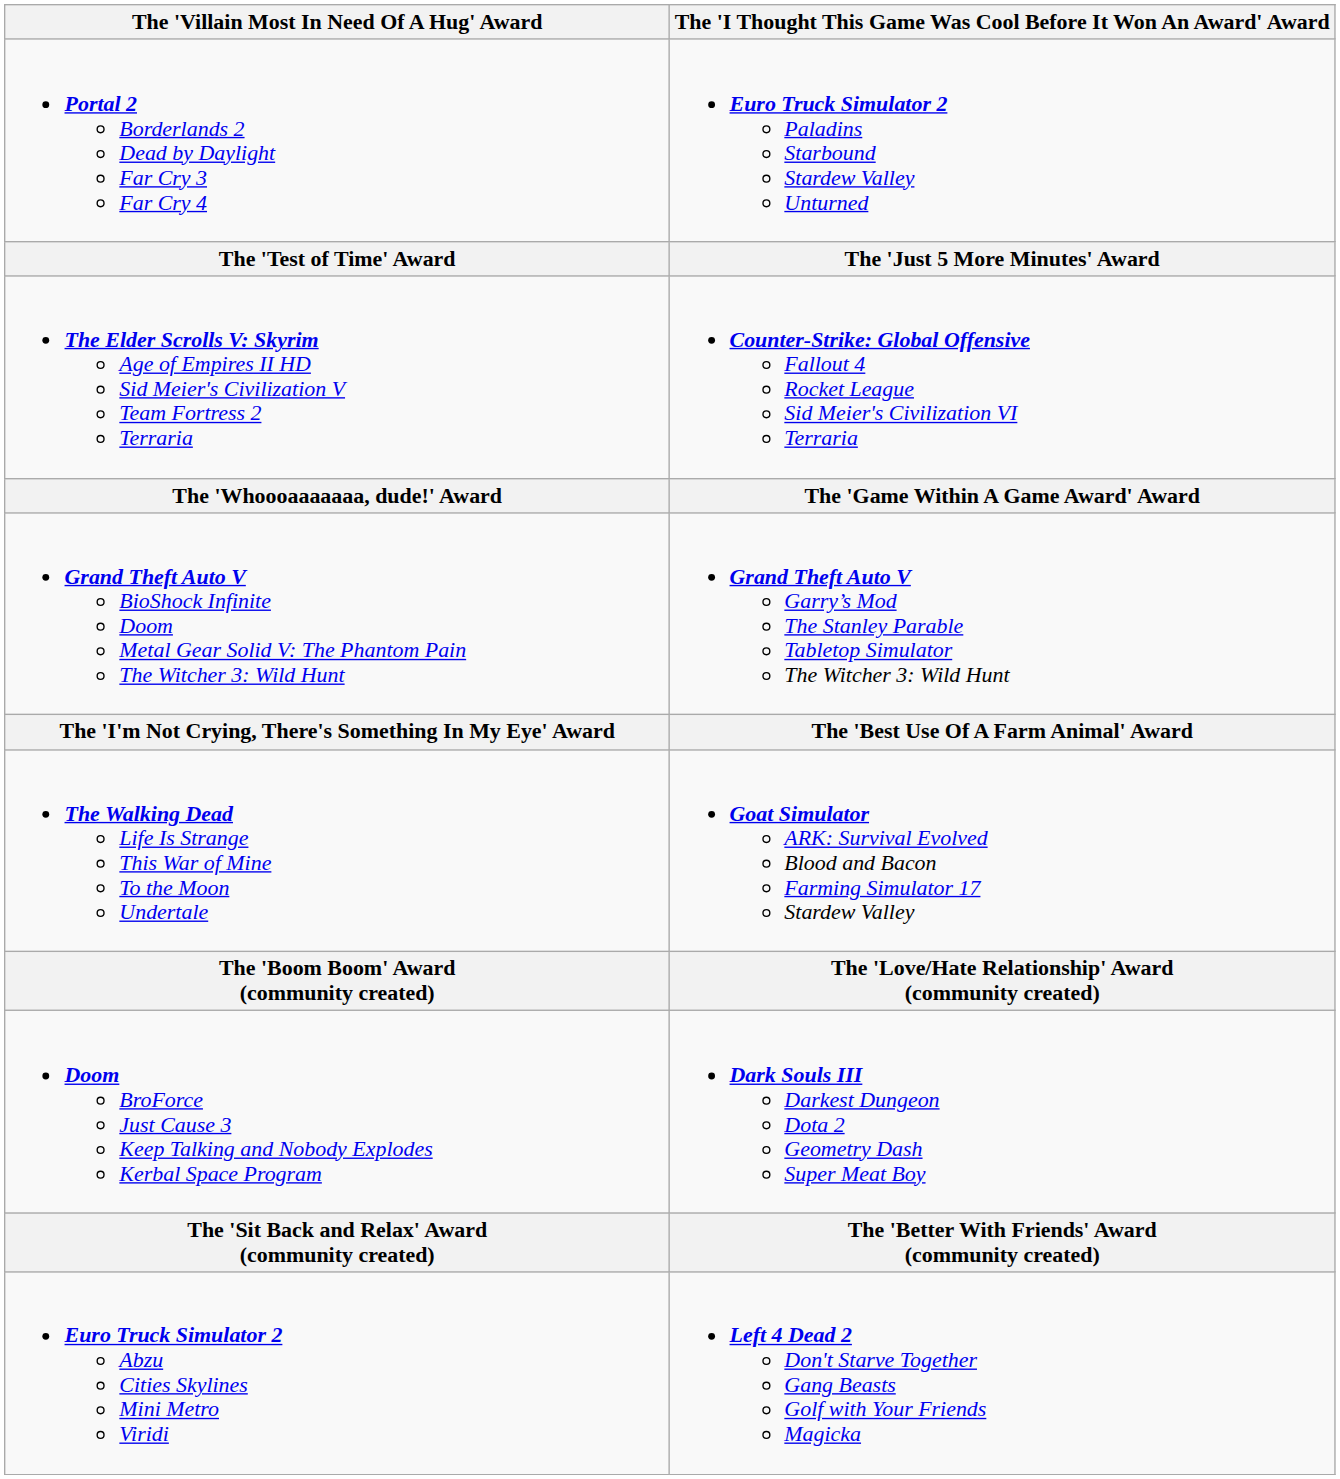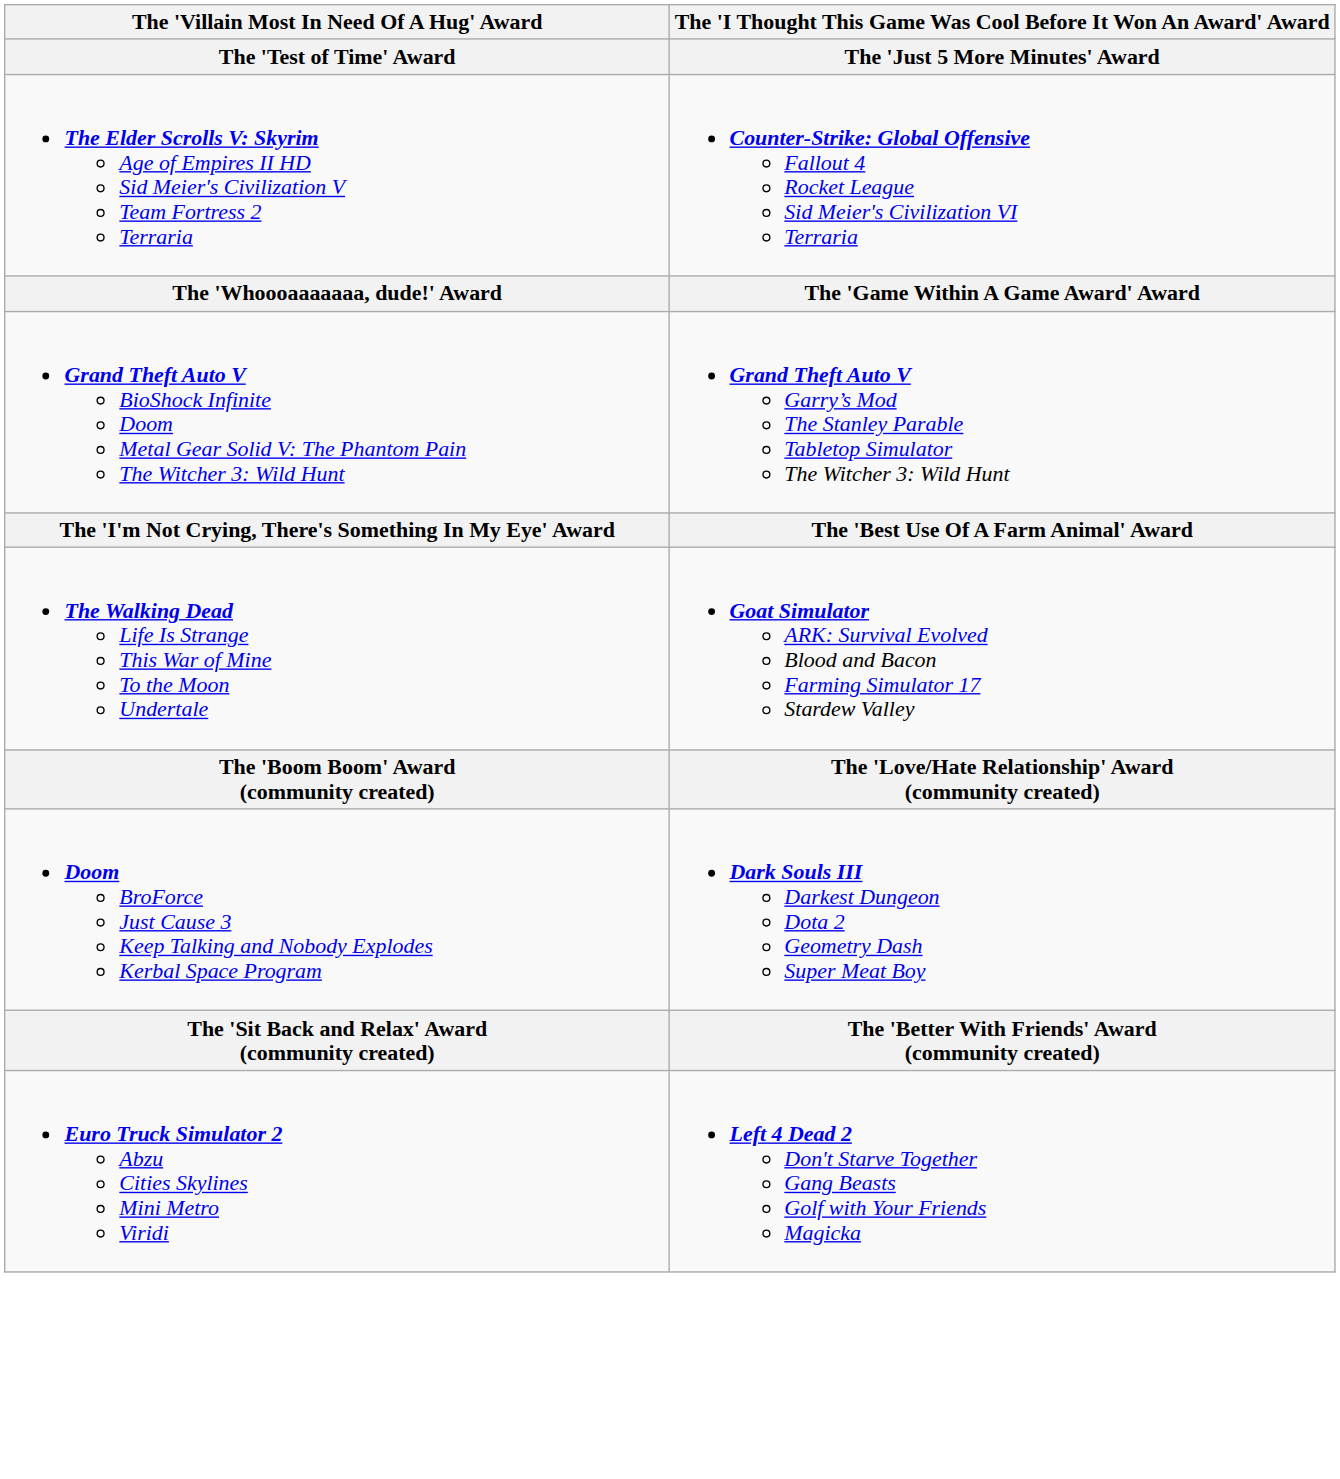- row: (337, 153)
